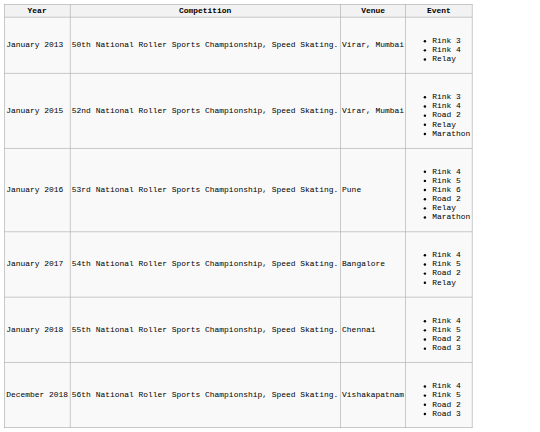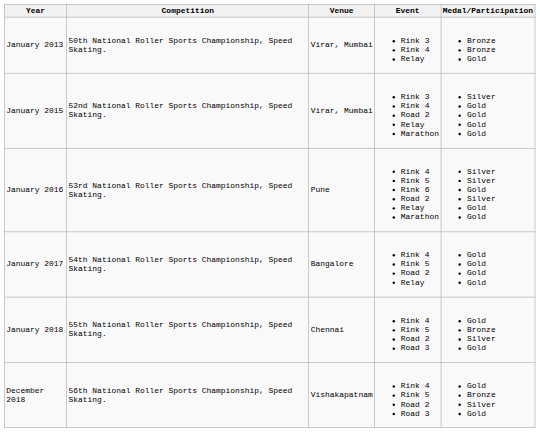+ column: (488, 11)
